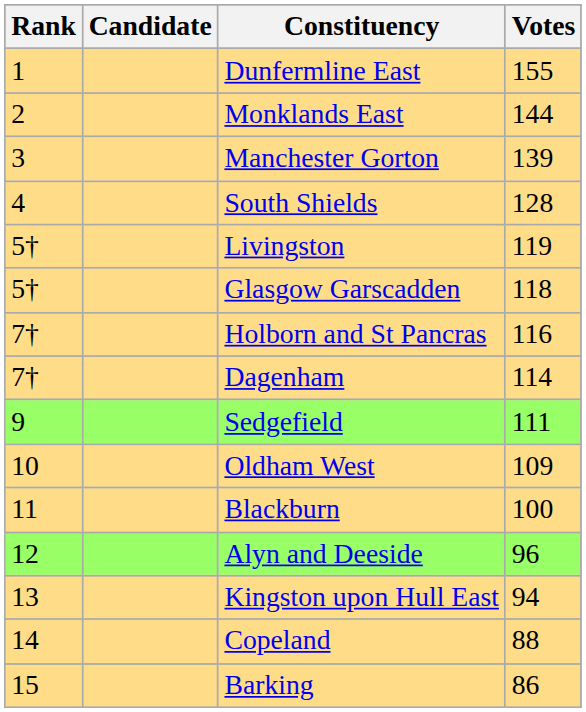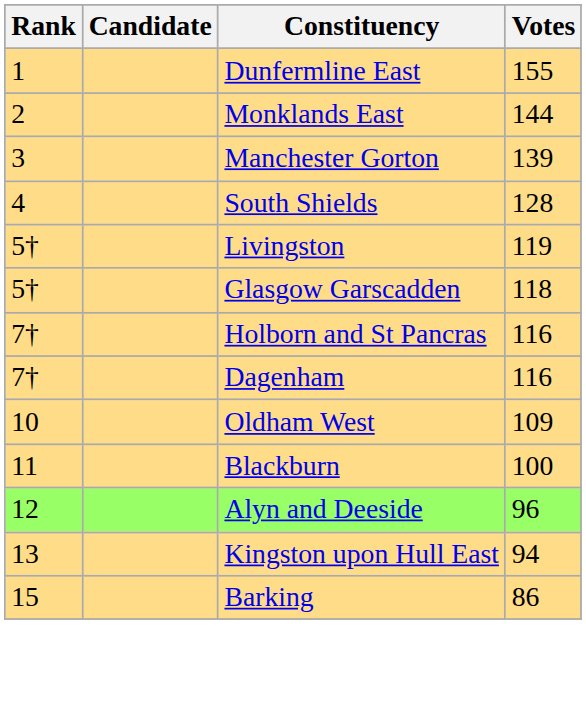(532, 377) 114 -> (532, 377) 116
- row: (284, 421)
- row: (277, 641)
